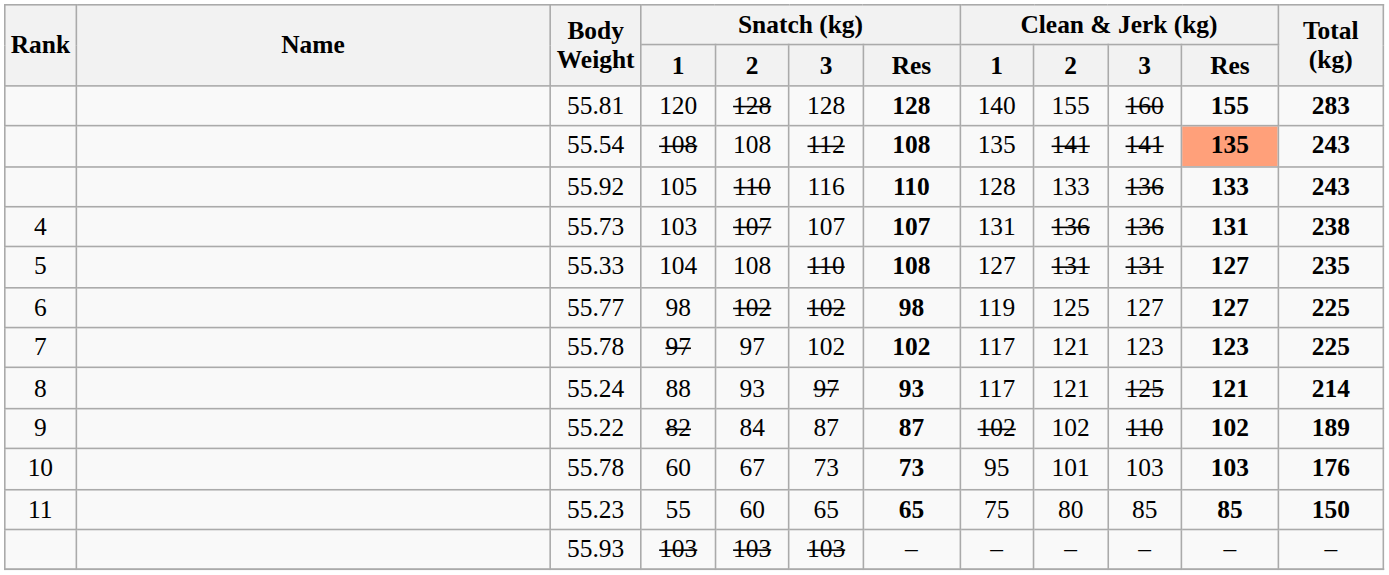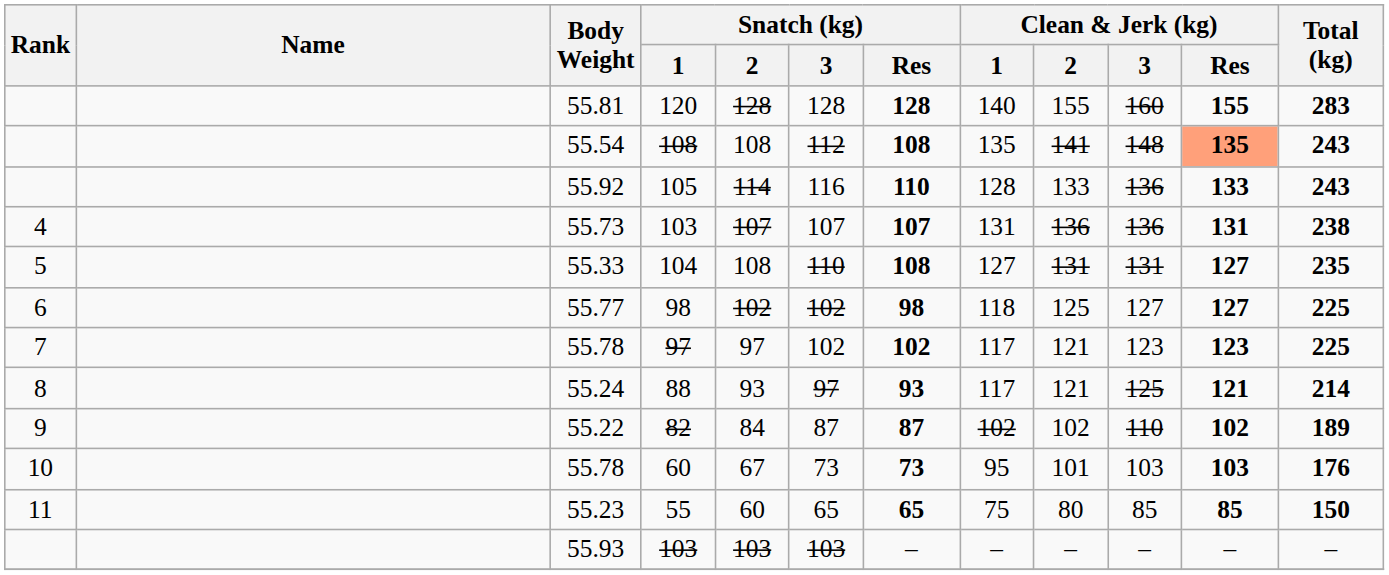(1145, 145) 141 -> (1145, 145) 148
(752, 186) 110 -> (752, 186) 114
(997, 307) 119 -> (997, 307) 118
